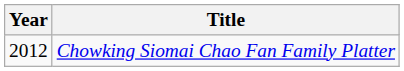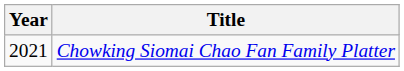(28, 50) 2012 -> (28, 50) 2021
